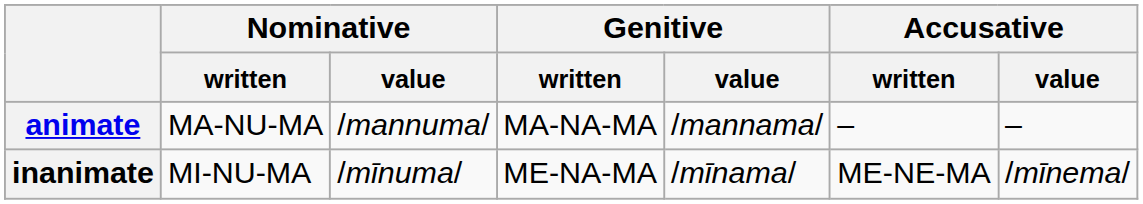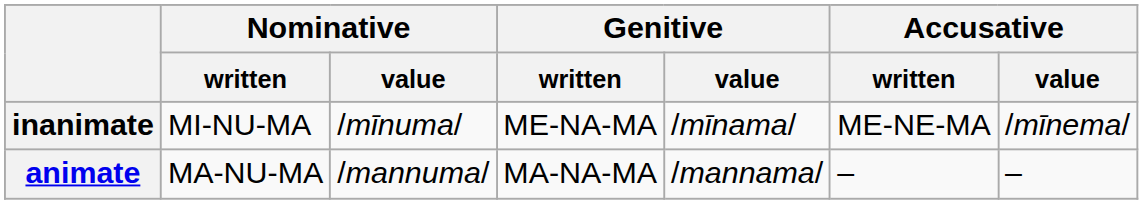rows swapped: (83, 125) <-> (83, 173)
